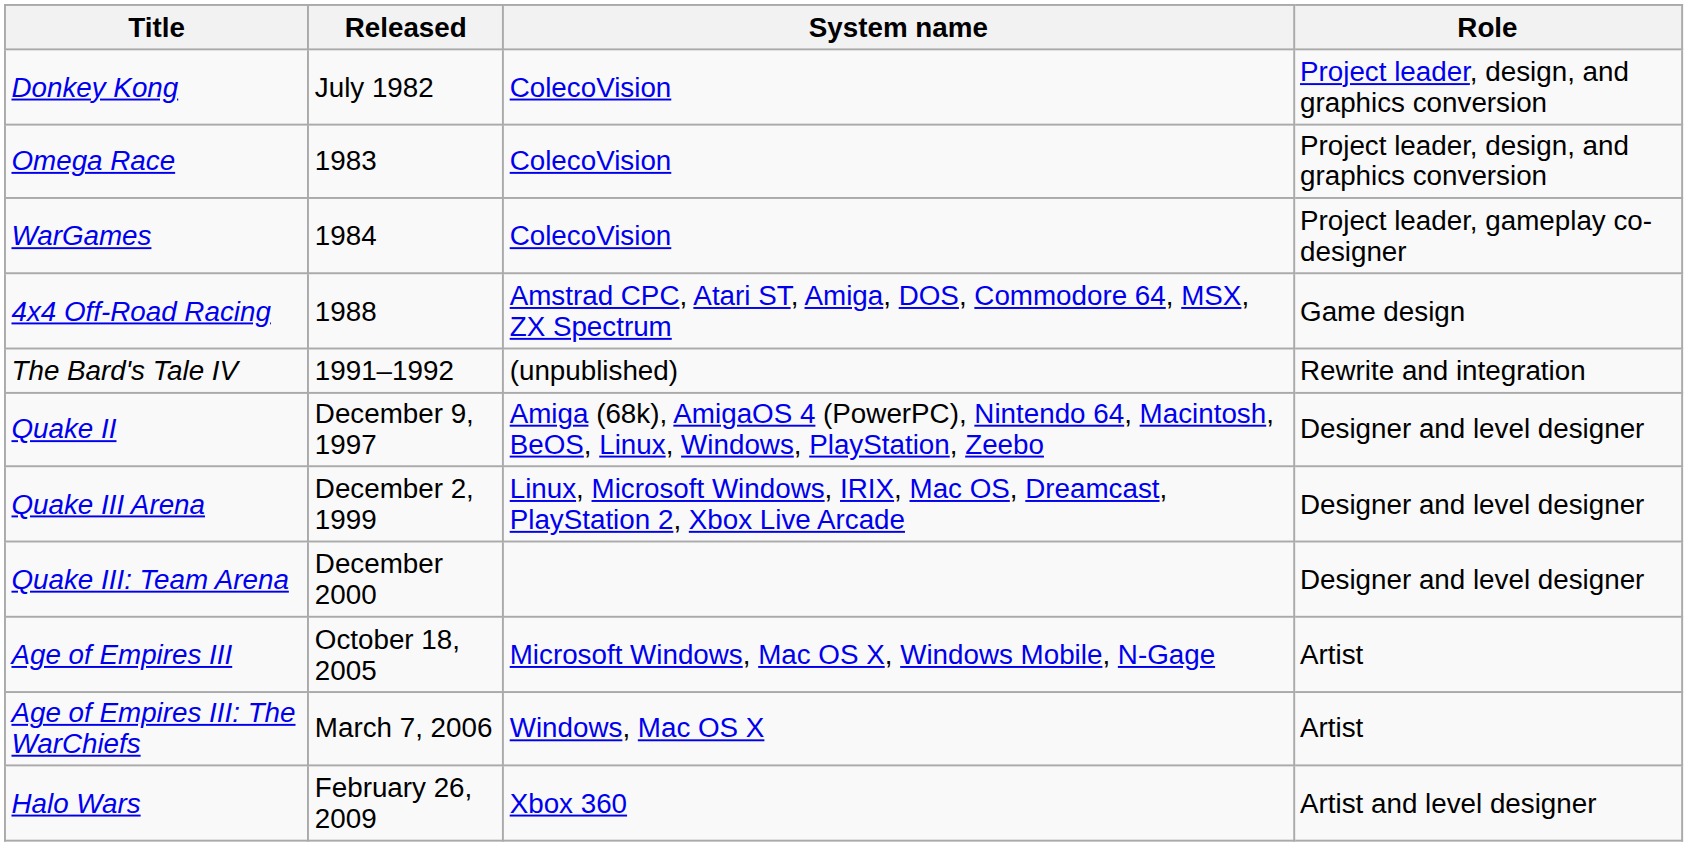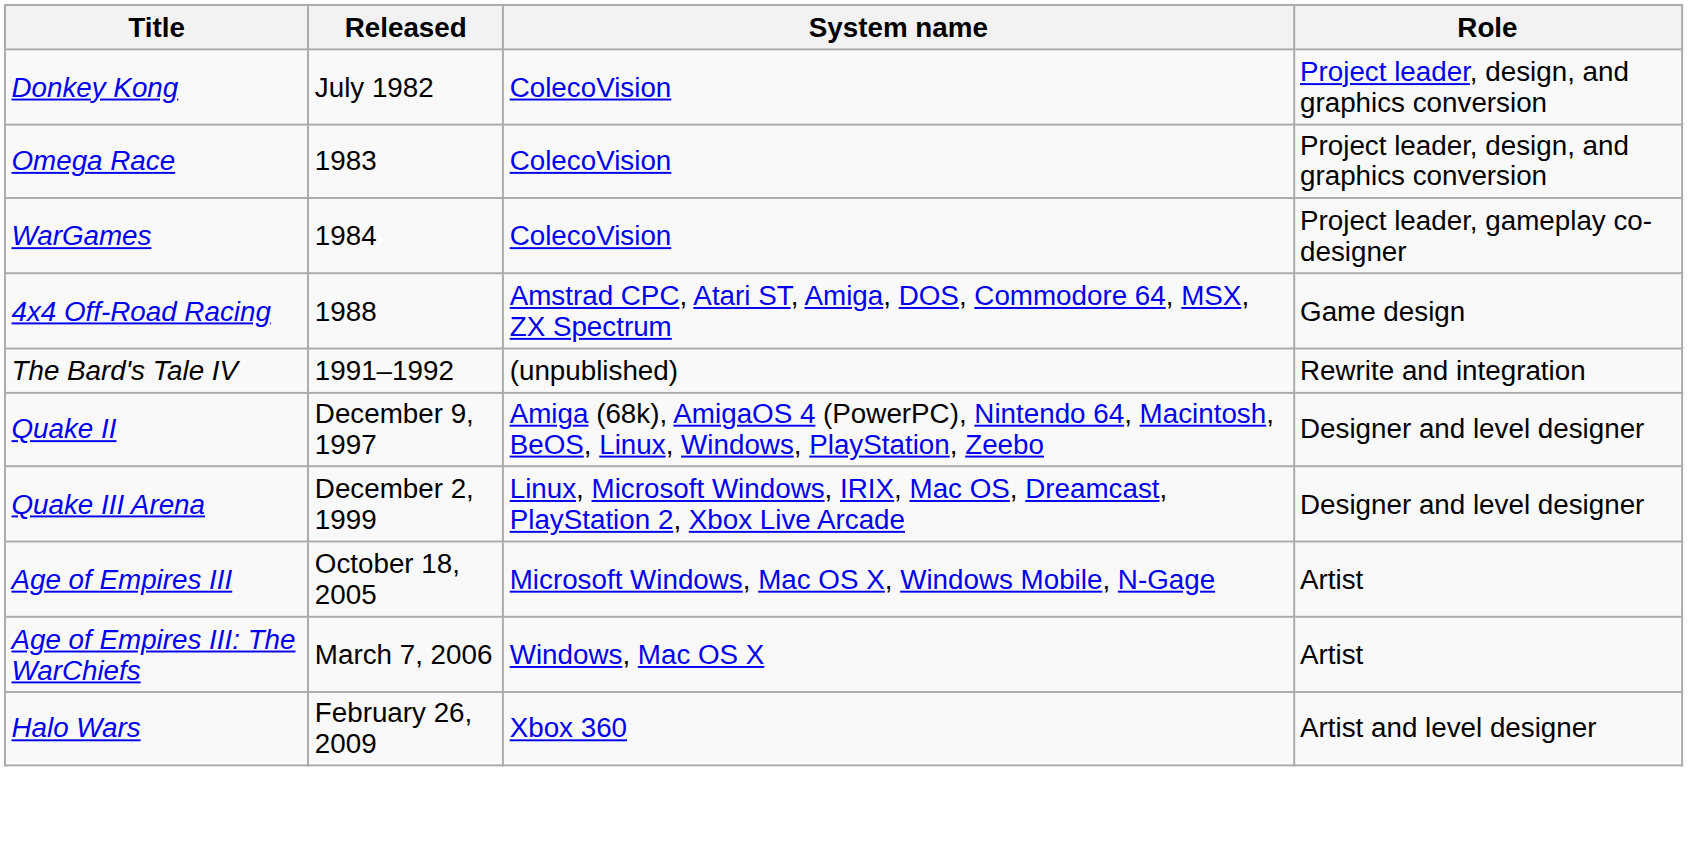- row: (150, 579)
